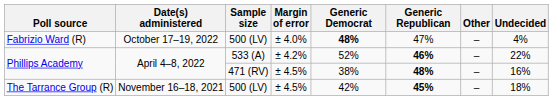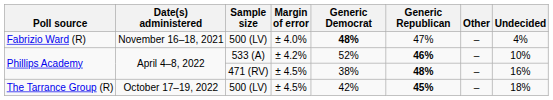(171, 40) October 17–19, 2022 -> (171, 40) November 16–18, 2021
(520, 56) 22% -> (520, 56) 10%
(171, 88) November 16–18, 2021 -> (171, 88) October 17–19, 2022
